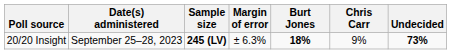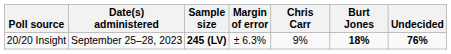columns swapped: (359, 19) <-> (300, 19)
(417, 41) 73% -> (417, 41) 76%
